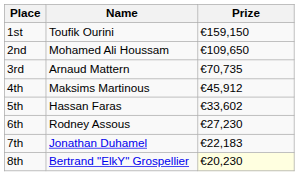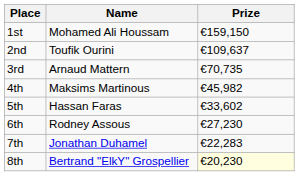(81, 32) Toufik Ourini -> (109, 32) Mohamed Ali Houssam
(109, 50) Mohamed Ali Houssam -> (81, 50) Toufik Ourini
(225, 50) €109,650 -> (225, 50) €109,637
(221, 87) €45,912 -> (221, 87) €45,982
(221, 143) €22,183 -> (221, 143) €22,283
